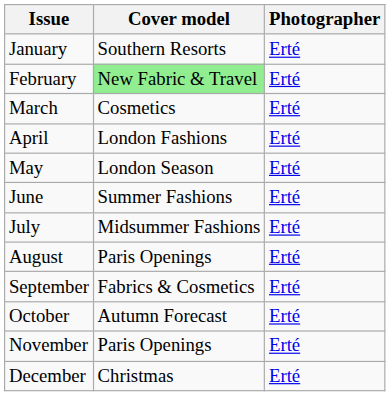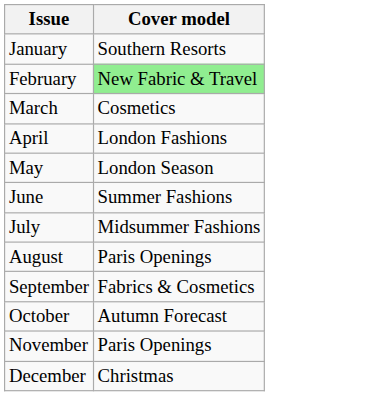- column: (325, 19)
